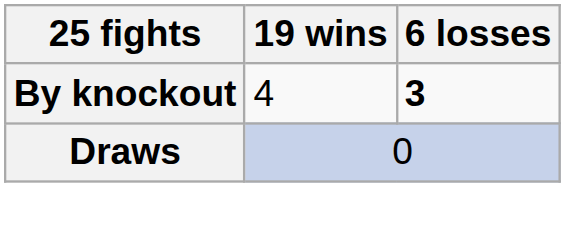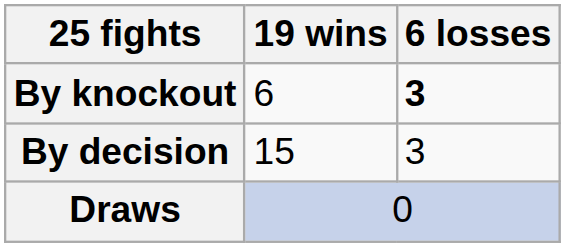(264, 92) 4 -> (264, 92) 6
+ row: (125, 151)
